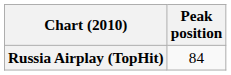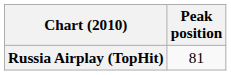(196, 57) 84 -> (196, 57) 81
